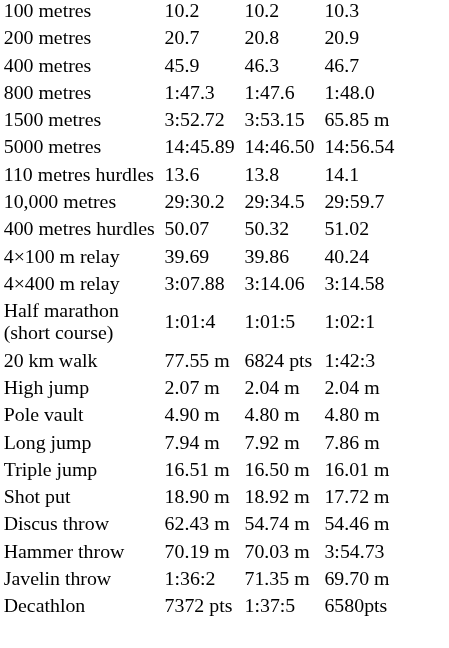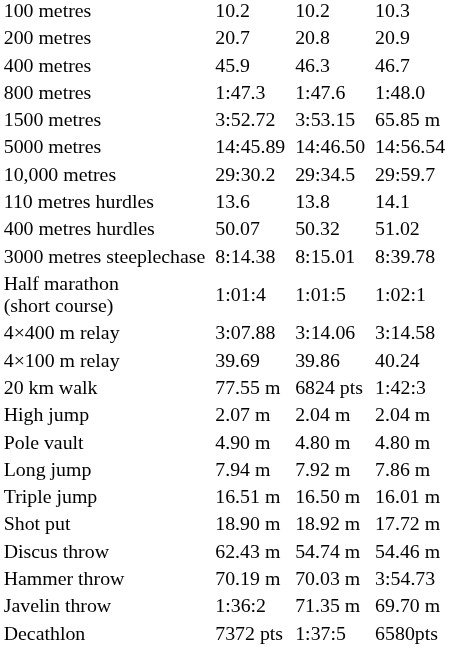rows swapped: (60, 201) <-> (79, 174)
+ row: (105, 256)
rows swapped: (62, 256) <-> (61, 322)
